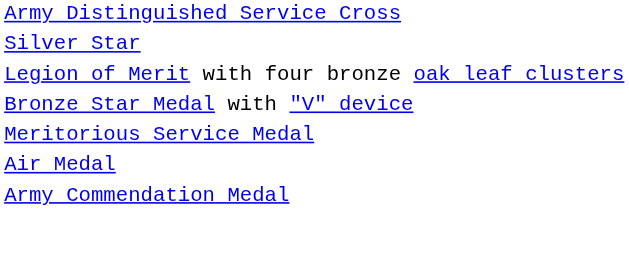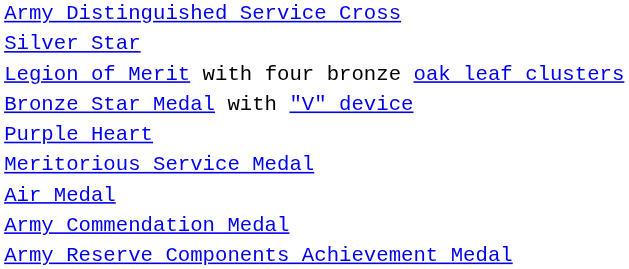+ row: (79, 135)
+ row: (258, 255)
